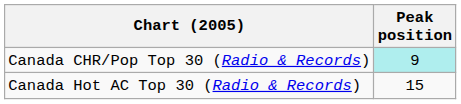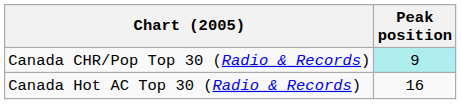(415, 85) 15 -> (415, 85) 16
